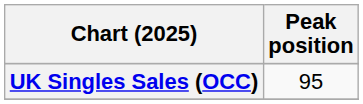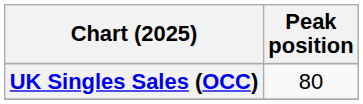(311, 81) 95 -> (311, 81) 80
